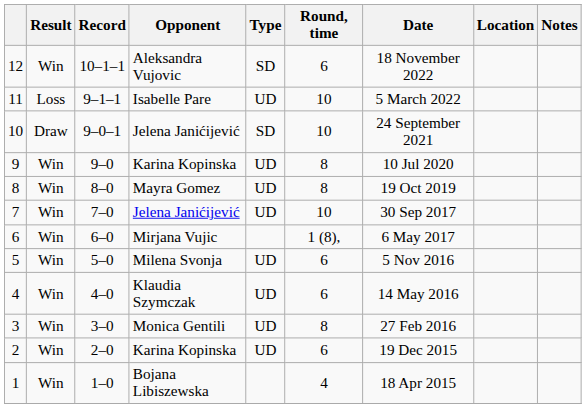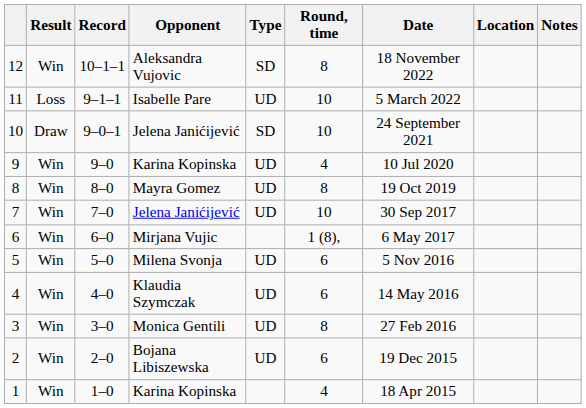(324, 66) 6 -> (324, 66) 8
(324, 164) 8 -> (324, 164) 4
(185, 350) Karina Kopinska -> (171, 358) Bojana Libiszewska
(171, 382) Bojana Libiszewska -> (185, 391) Karina Kopinska
